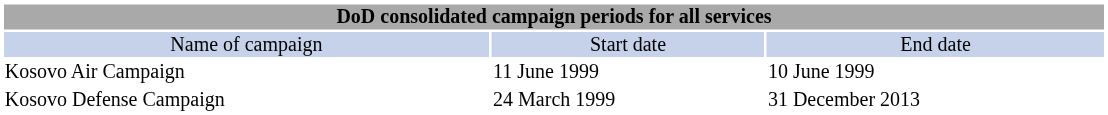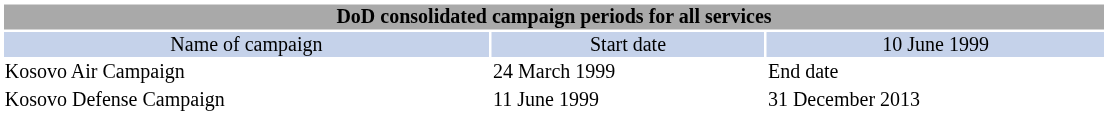(936, 44) End date -> (936, 44) 10 June 1999
(546, 71) 11 June 1999 -> (554, 71) 24 March 1999
(821, 71) 10 June 1999 -> (803, 71) End date
(554, 99) 24 March 1999 -> (546, 99) 11 June 1999
